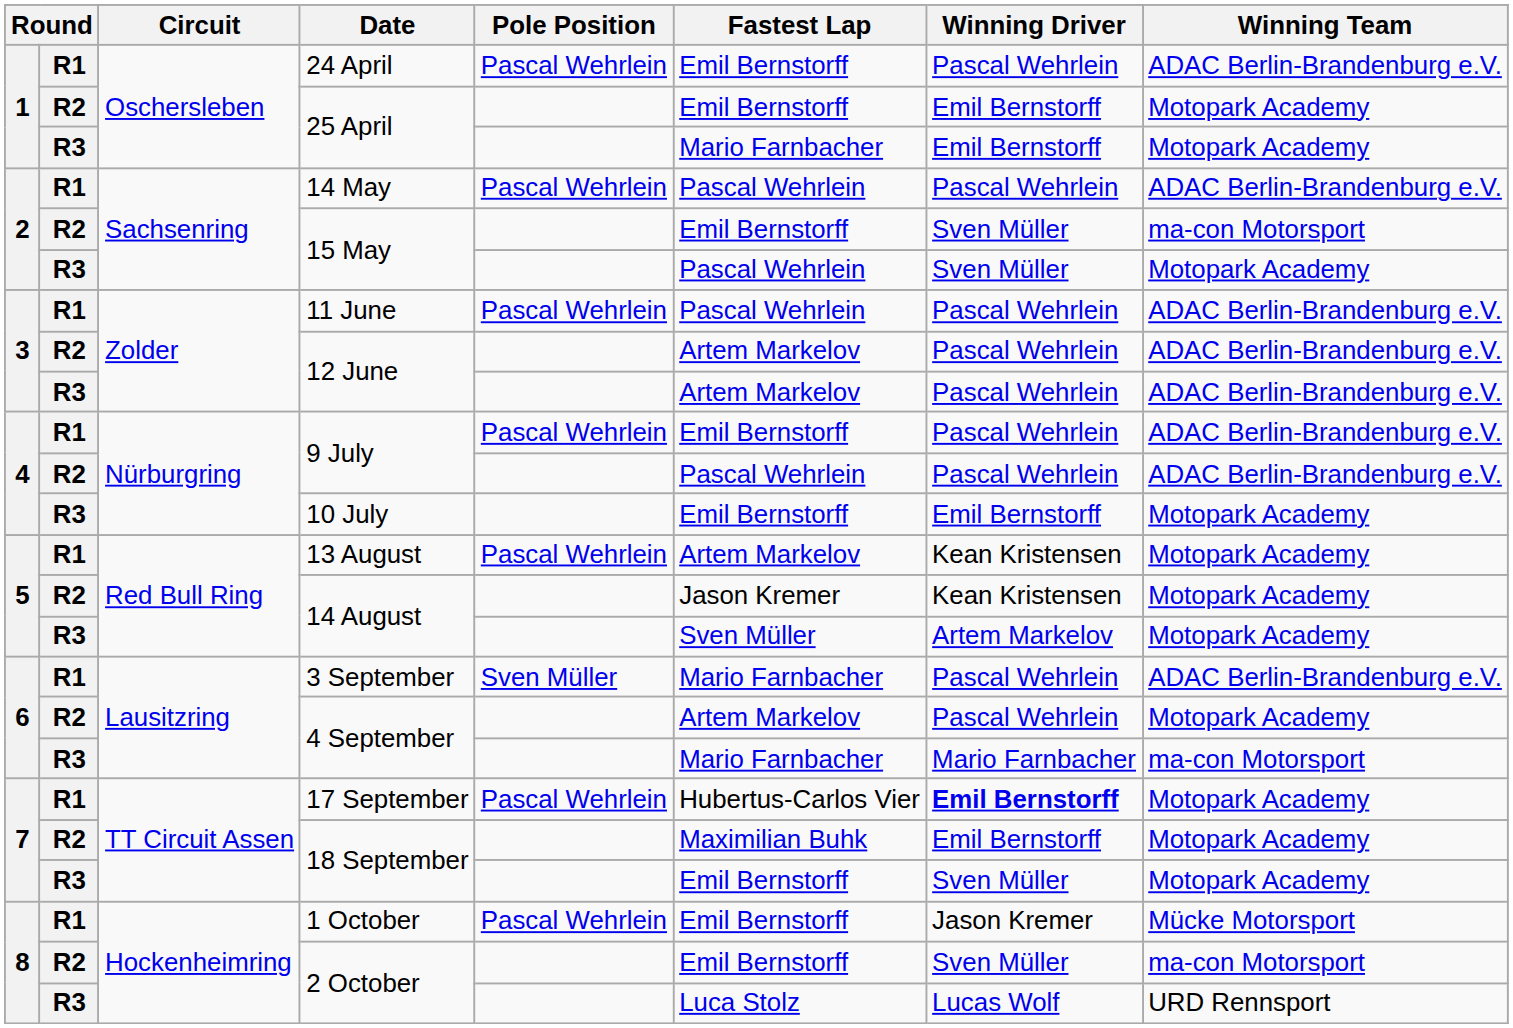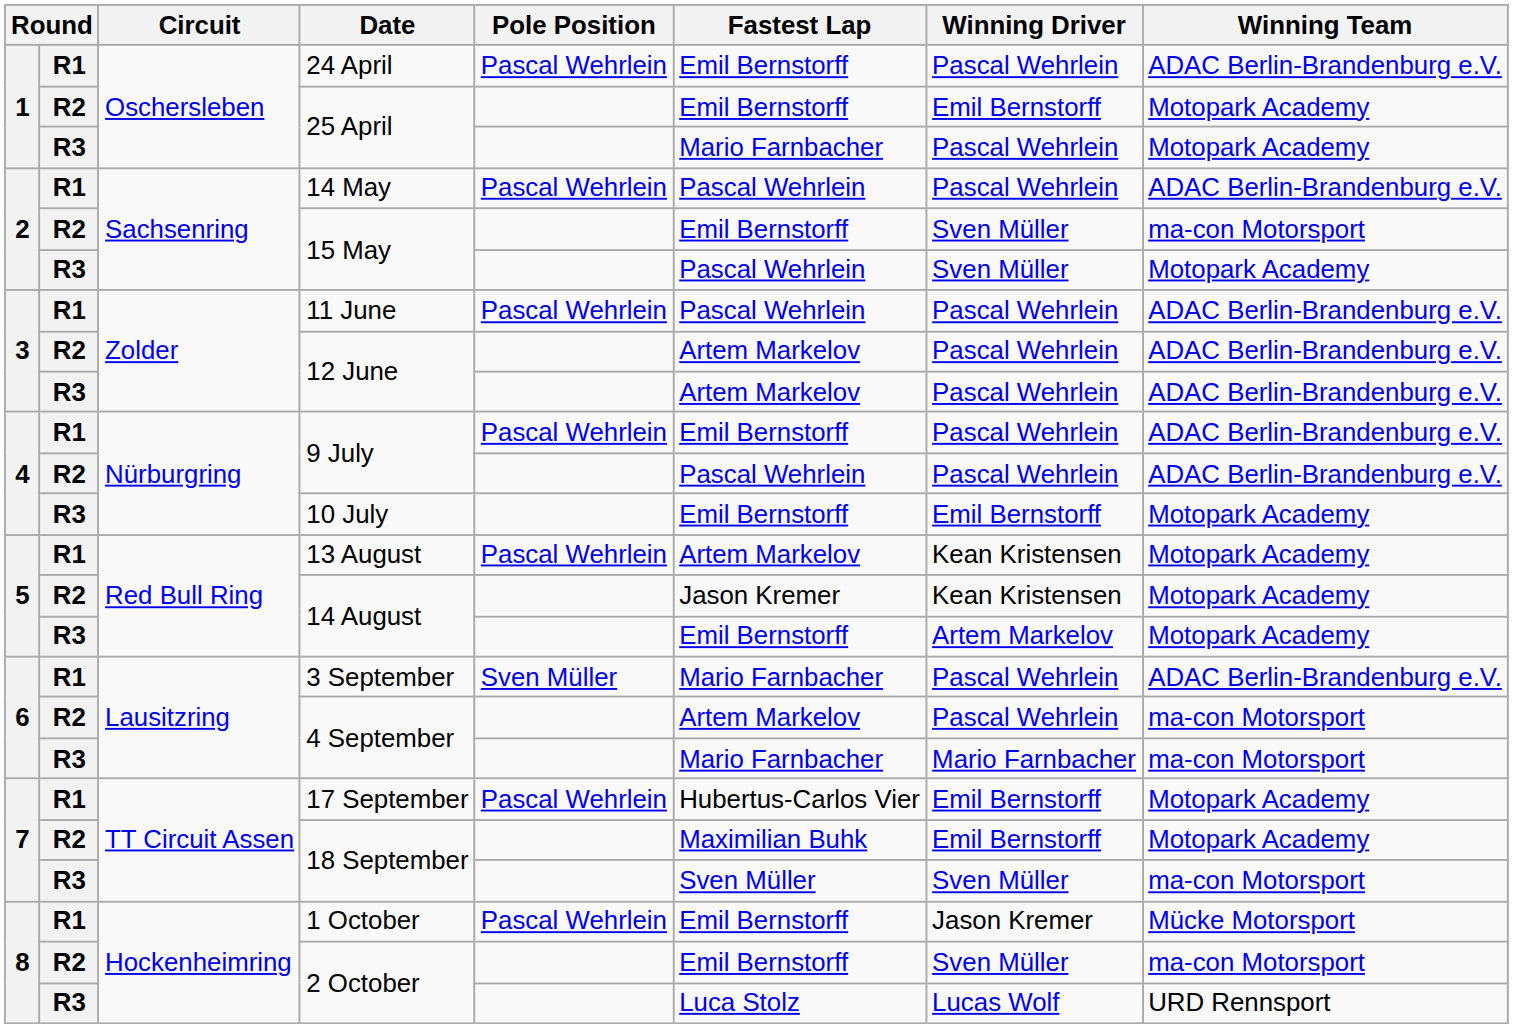(1017, 147) Emil Bernstorff -> (1025, 147) Pascal Wehrlein
(747, 636) Sven Müller -> (764, 636) Emil Bernstorff
(1259, 717) Motopark Academy -> (1257, 717) ma-con Motorsport
(1025, 799) bold -> (1017, 799) normal
(764, 880) Emil Bernstorff -> (747, 880) Sven Müller
(1259, 880) Motopark Academy -> (1257, 880) ma-con Motorsport
